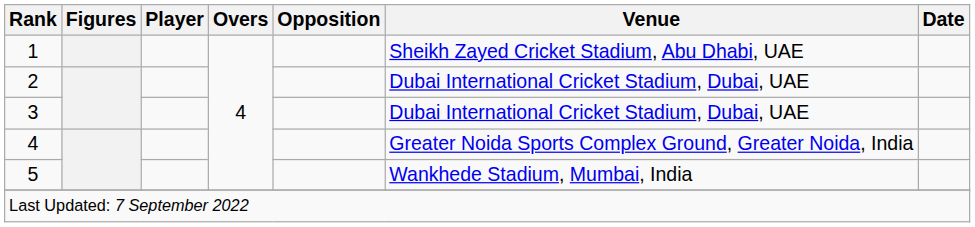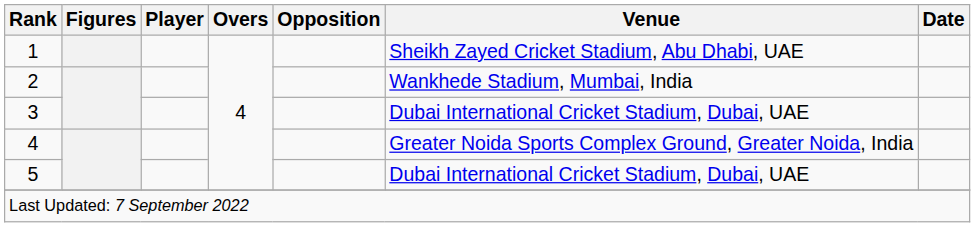(599, 81) Dubai International Cricket Stadium, Dubai, UAE -> (541, 81) Wankhede Stadium, Mumbai, India
(541, 174) Wankhede Stadium, Mumbai, India -> (599, 174) Dubai International Cricket Stadium, Dubai, UAE
